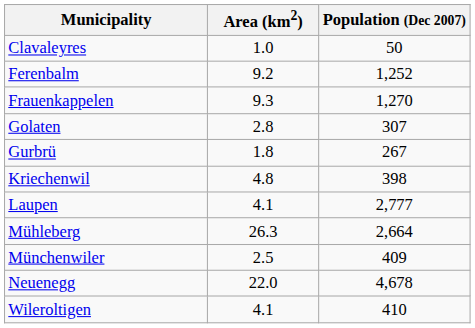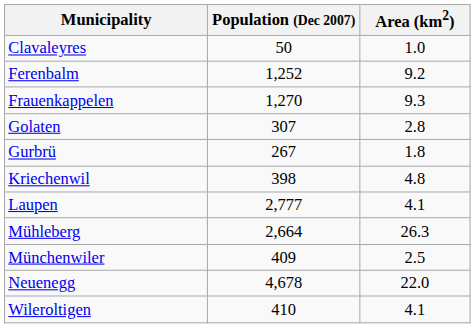columns swapped: (394, 19) <-> (263, 19)
